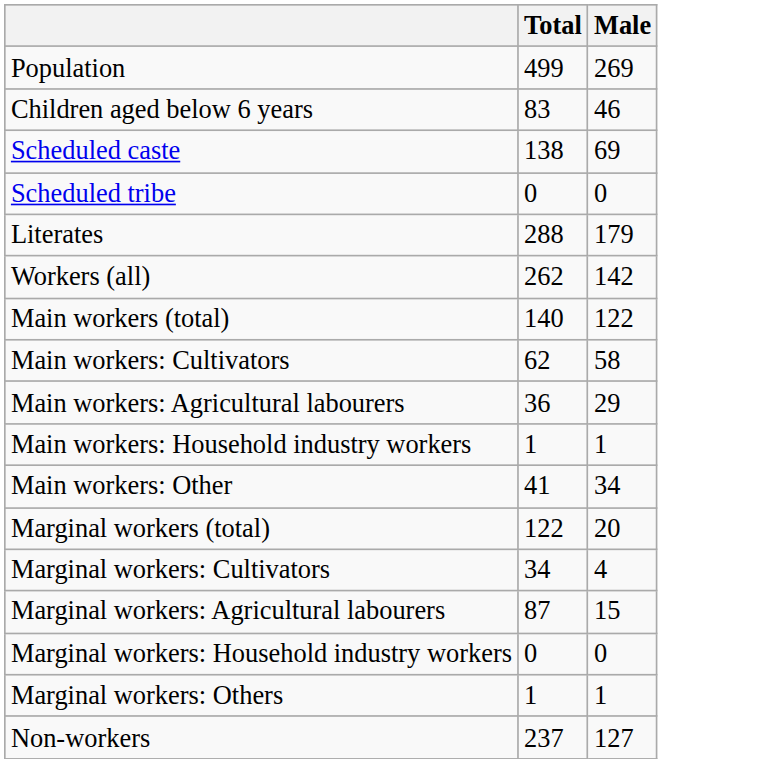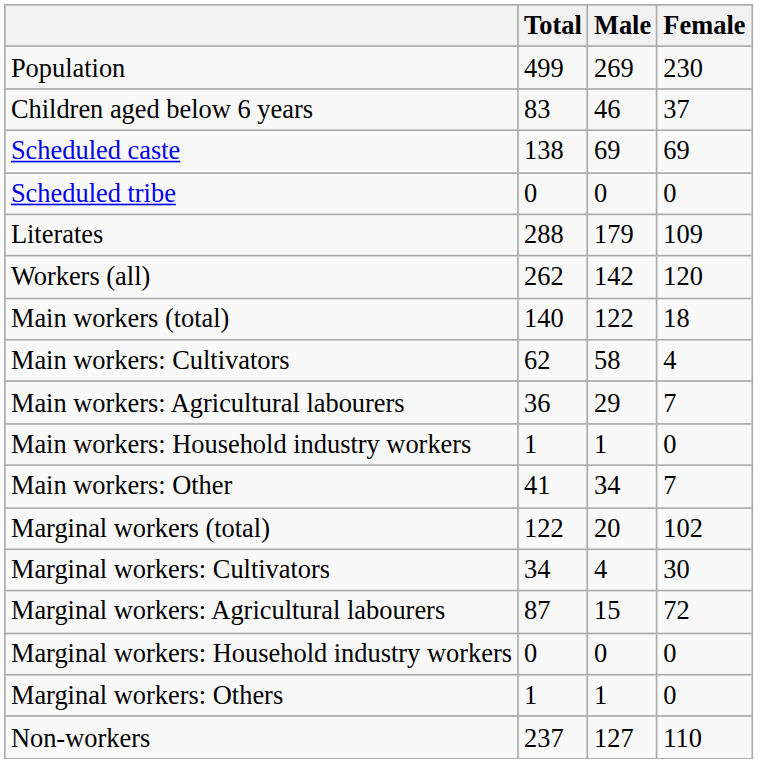+ column: (704, 25)
